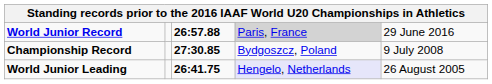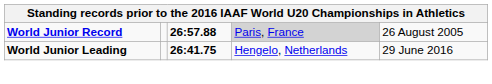(419, 32) 29 June 2016 -> (423, 32) 26 August 2005
- row: (69, 50)
(294, 69) lavender background -> (291, 50) no background
(424, 69) 26 August 2005 -> (418, 50) 29 June 2016
